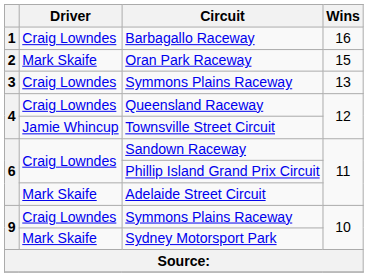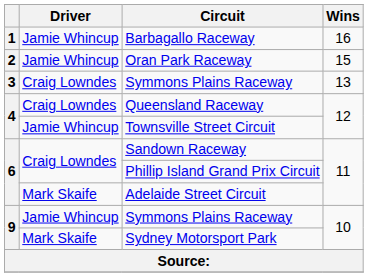(69, 38) Craig Lowndes -> (70, 38) Jamie Whincup
(60, 61) Mark Skaife -> (70, 61) Jamie Whincup
(69, 217) Craig Lowndes -> (70, 217) Jamie Whincup
